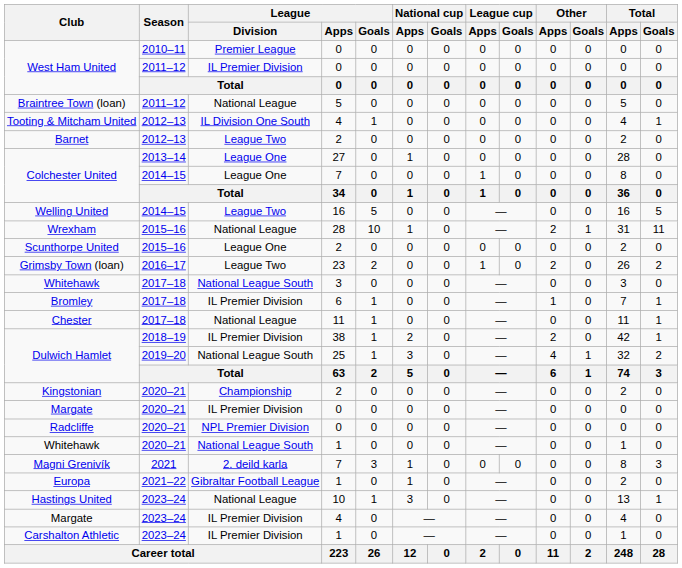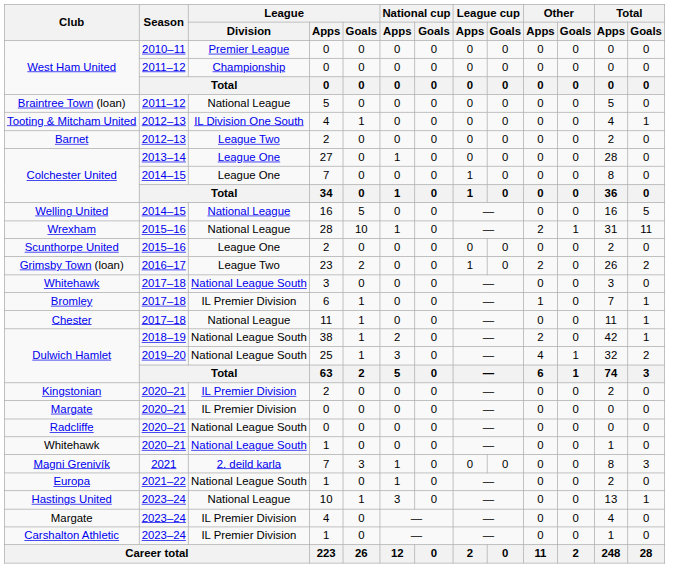(255, 67) IL Premier Division -> (249, 67) Championship
(255, 211) League Two -> (249, 211) National League
(255, 337) IL Premier Division -> (249, 337) National League South
(255, 391) Championship -> (249, 391) IL Premier Division
(255, 427) NPL Premier Division -> (249, 427) National League South
(255, 481) Gibraltar Football League -> (249, 481) National League South
